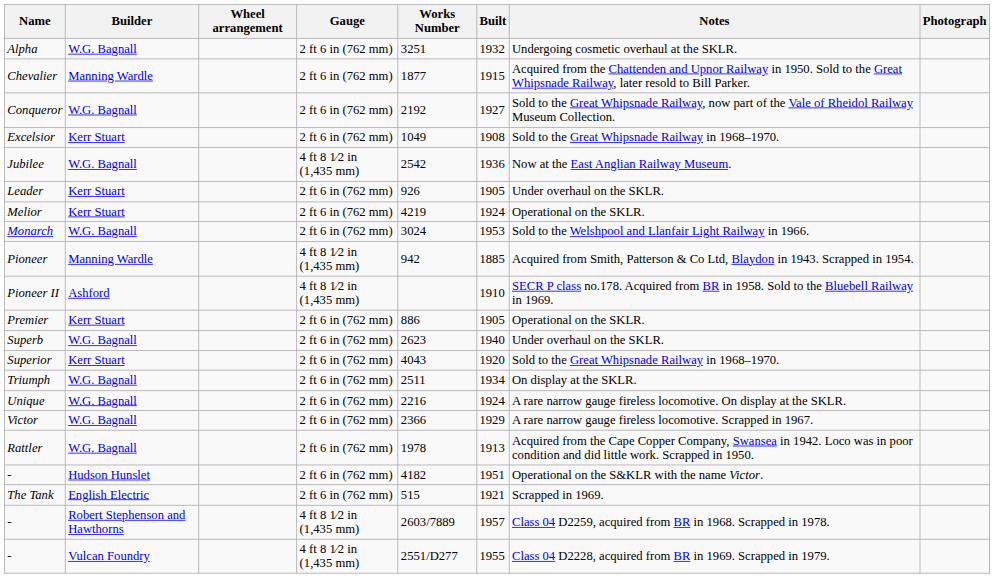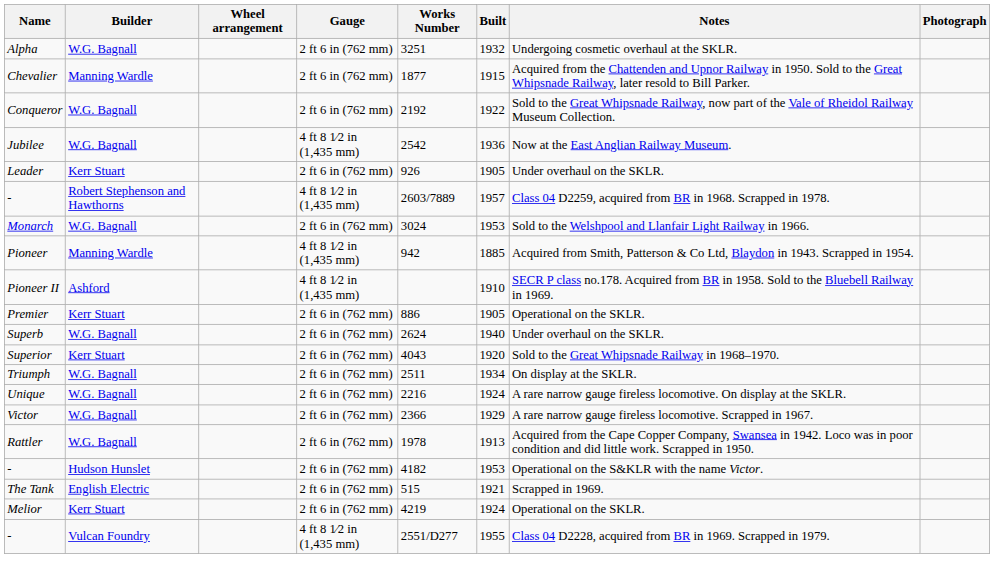(492, 110) 1927 -> (492, 110) 1922
- row: (31, 137)
rows swapped: (25, 211) <-> (9, 522)
(413, 340) 2623 -> (413, 334) 2624
(492, 474) 1951 -> (492, 469) 1953
